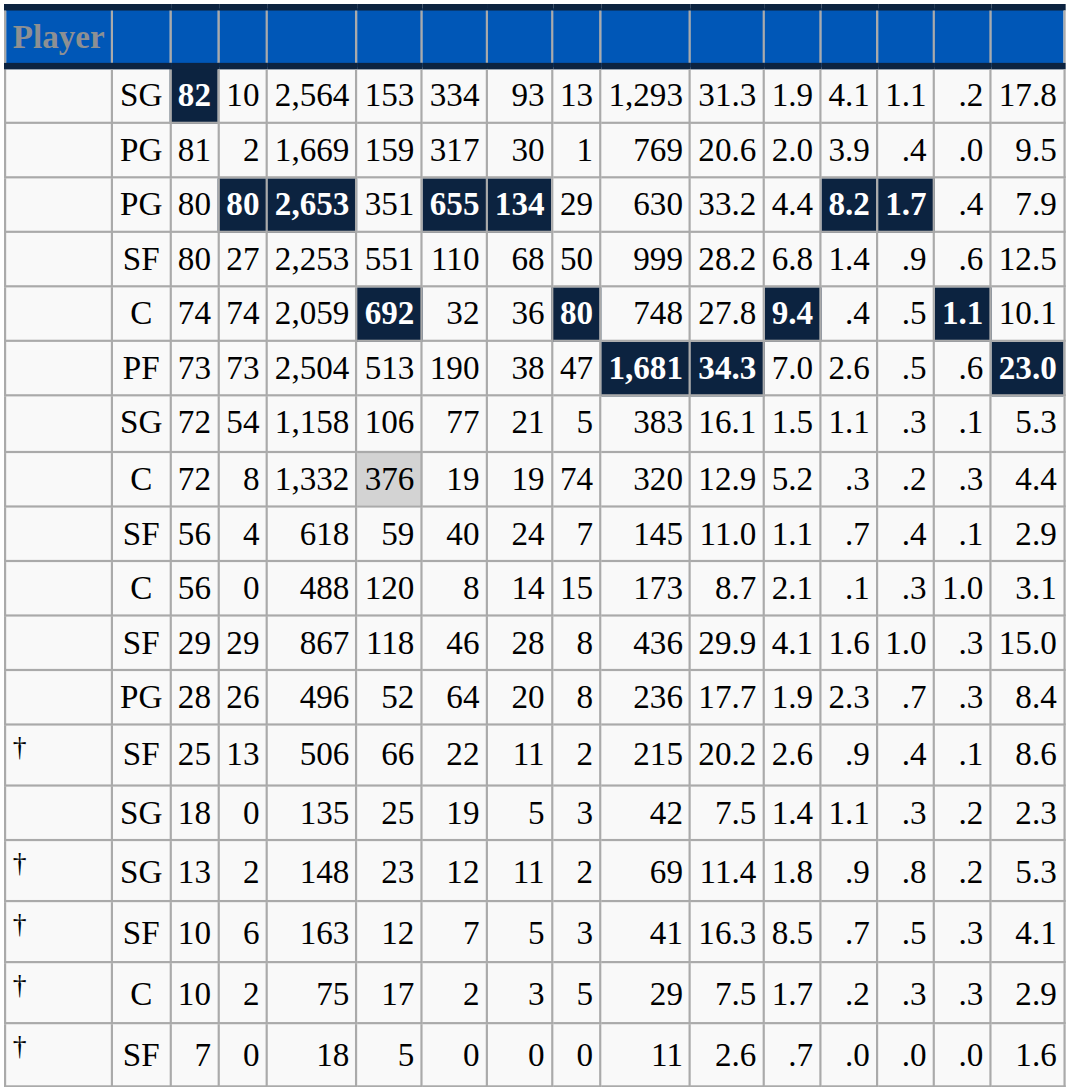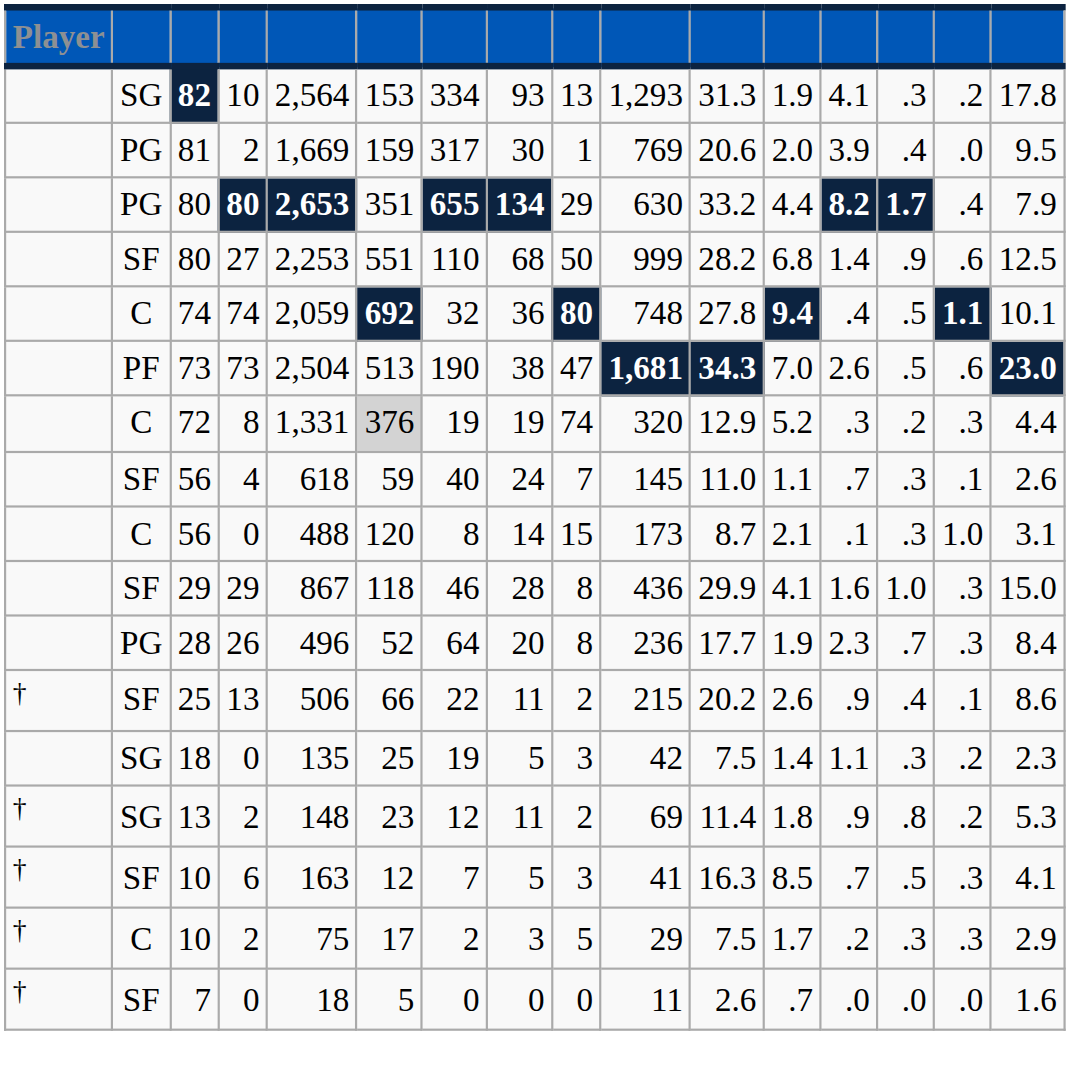(906, 95) 1.1 -> (914, 95) .3
- row: (194, 423)
(312, 477) 1,332 -> (312, 423) 1,331
(914, 532) .4 -> (914, 477) .3
(1036, 532) 2.9 -> (1036, 477) 2.6
